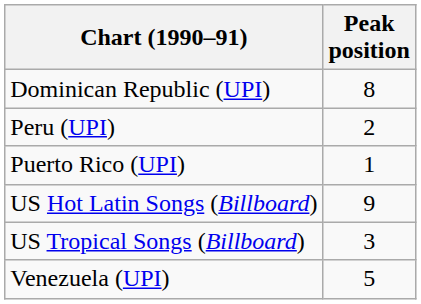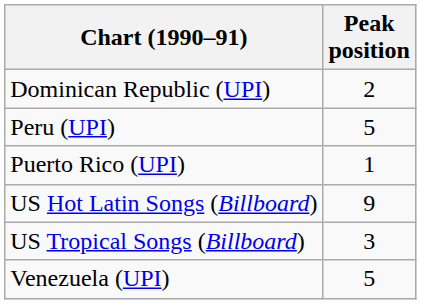(369, 88) 8 -> (369, 88) 2
(369, 126) 2 -> (369, 126) 5
